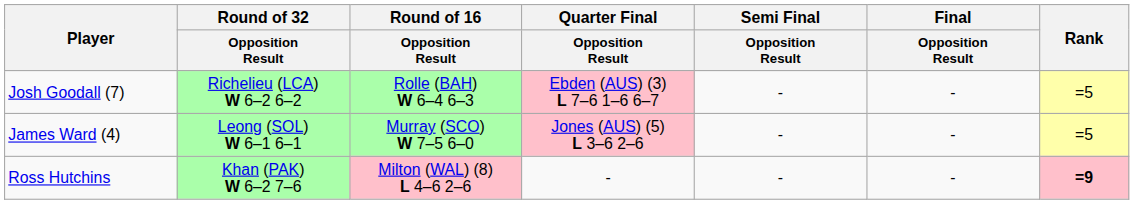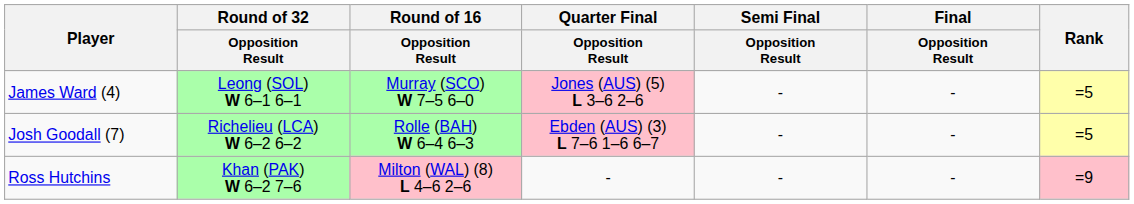rows swapped: (64, 135) <-> (66, 93)
(1084, 178) bold -> (1084, 178) normal
